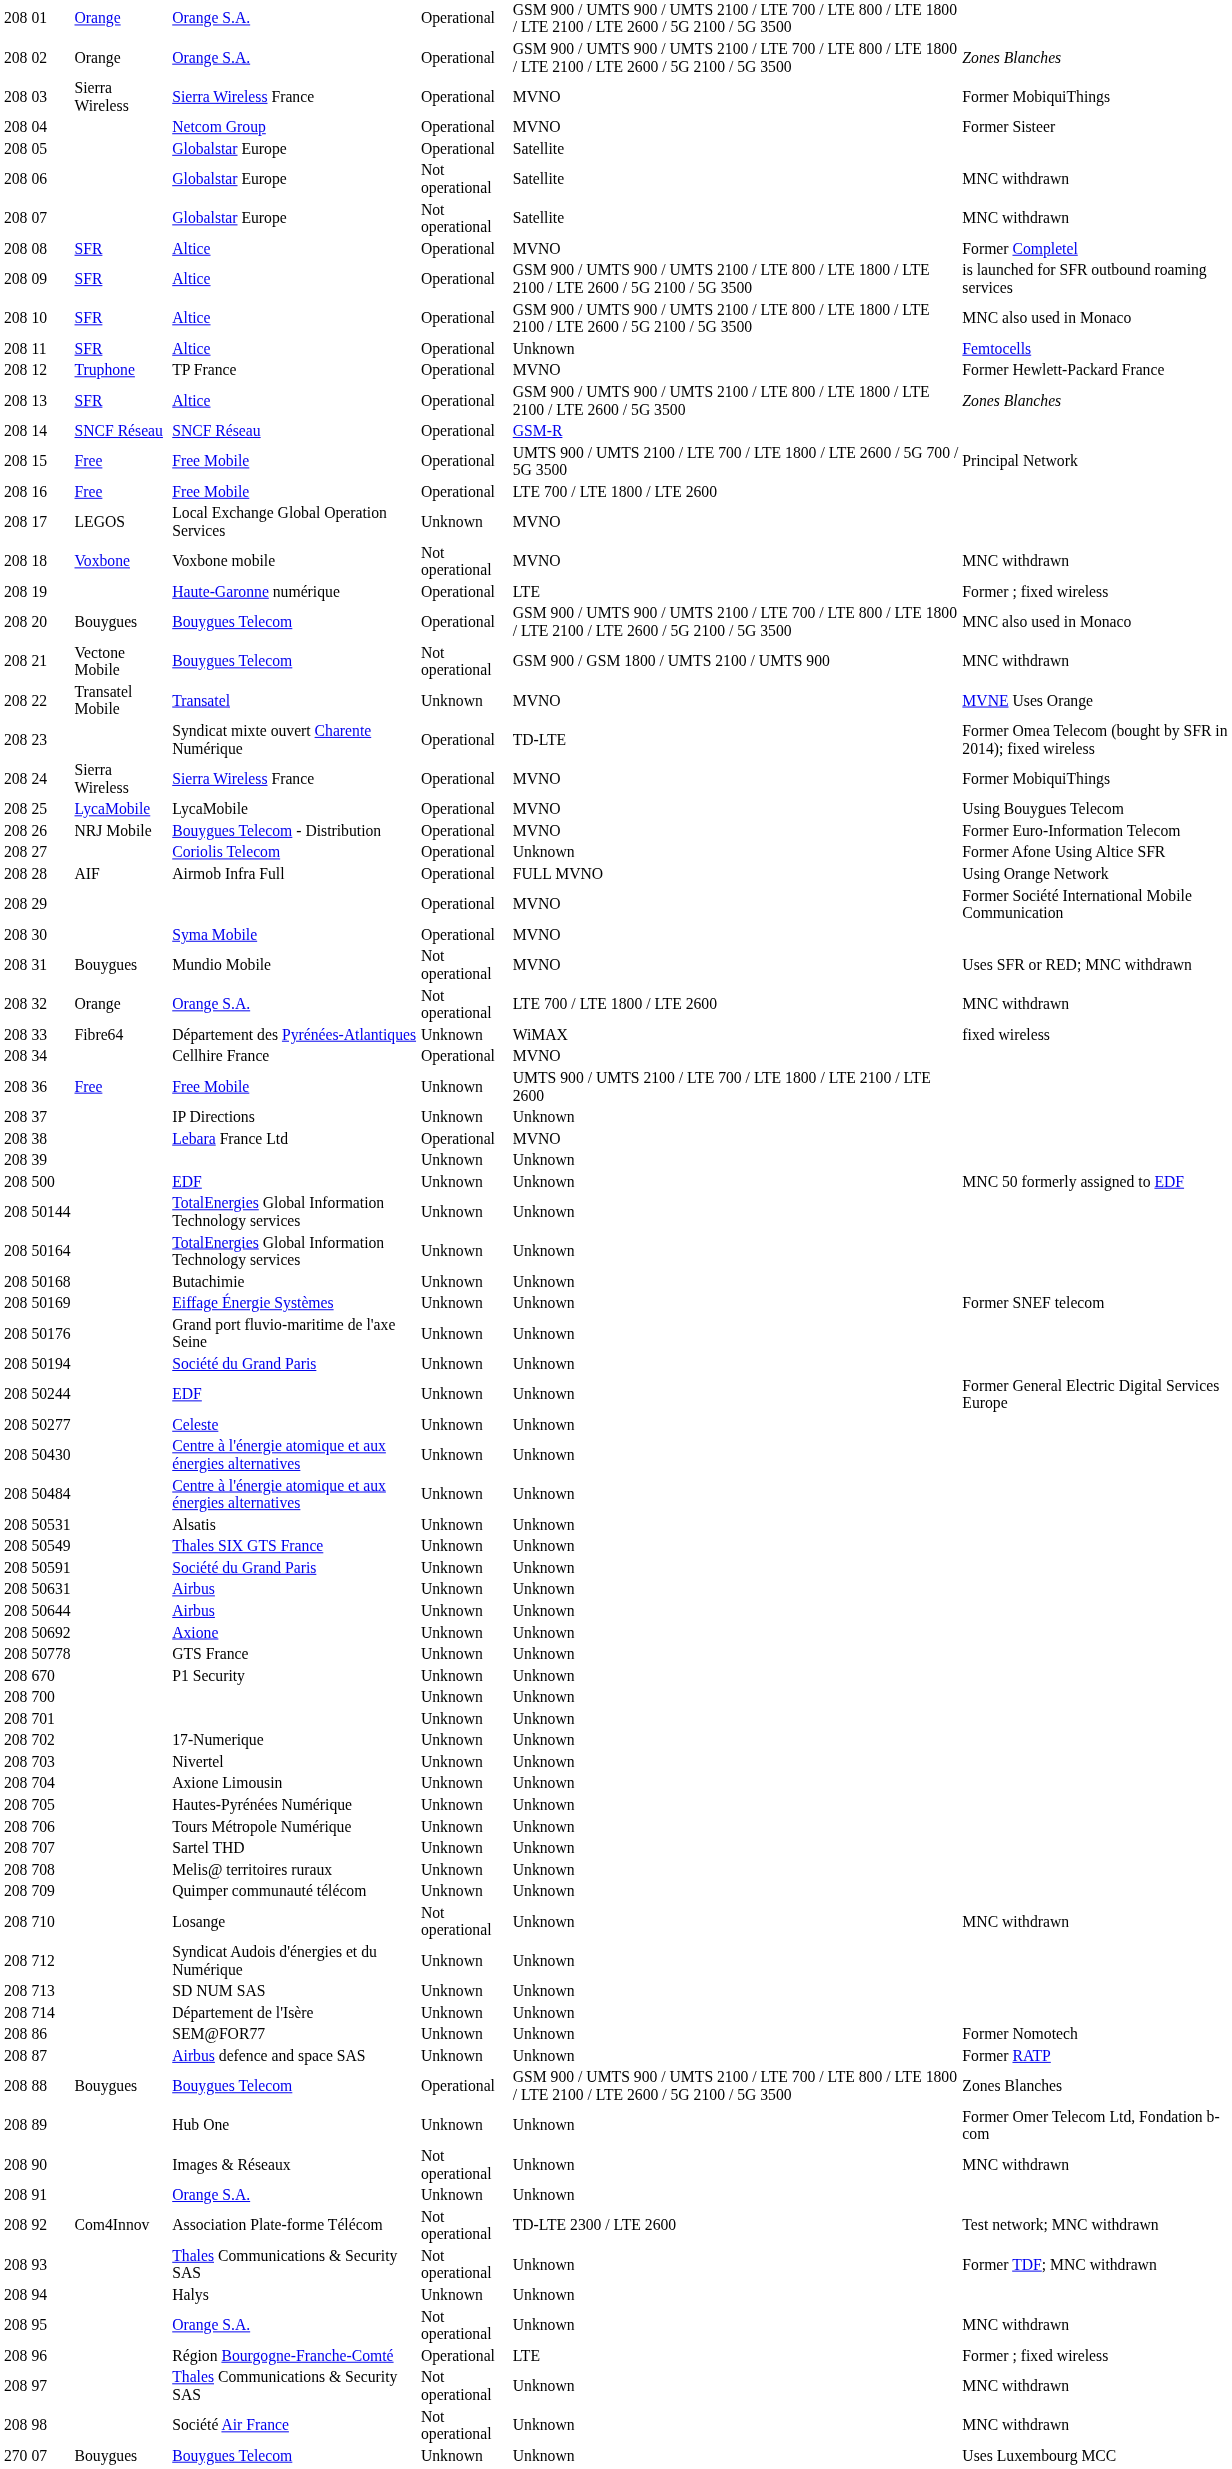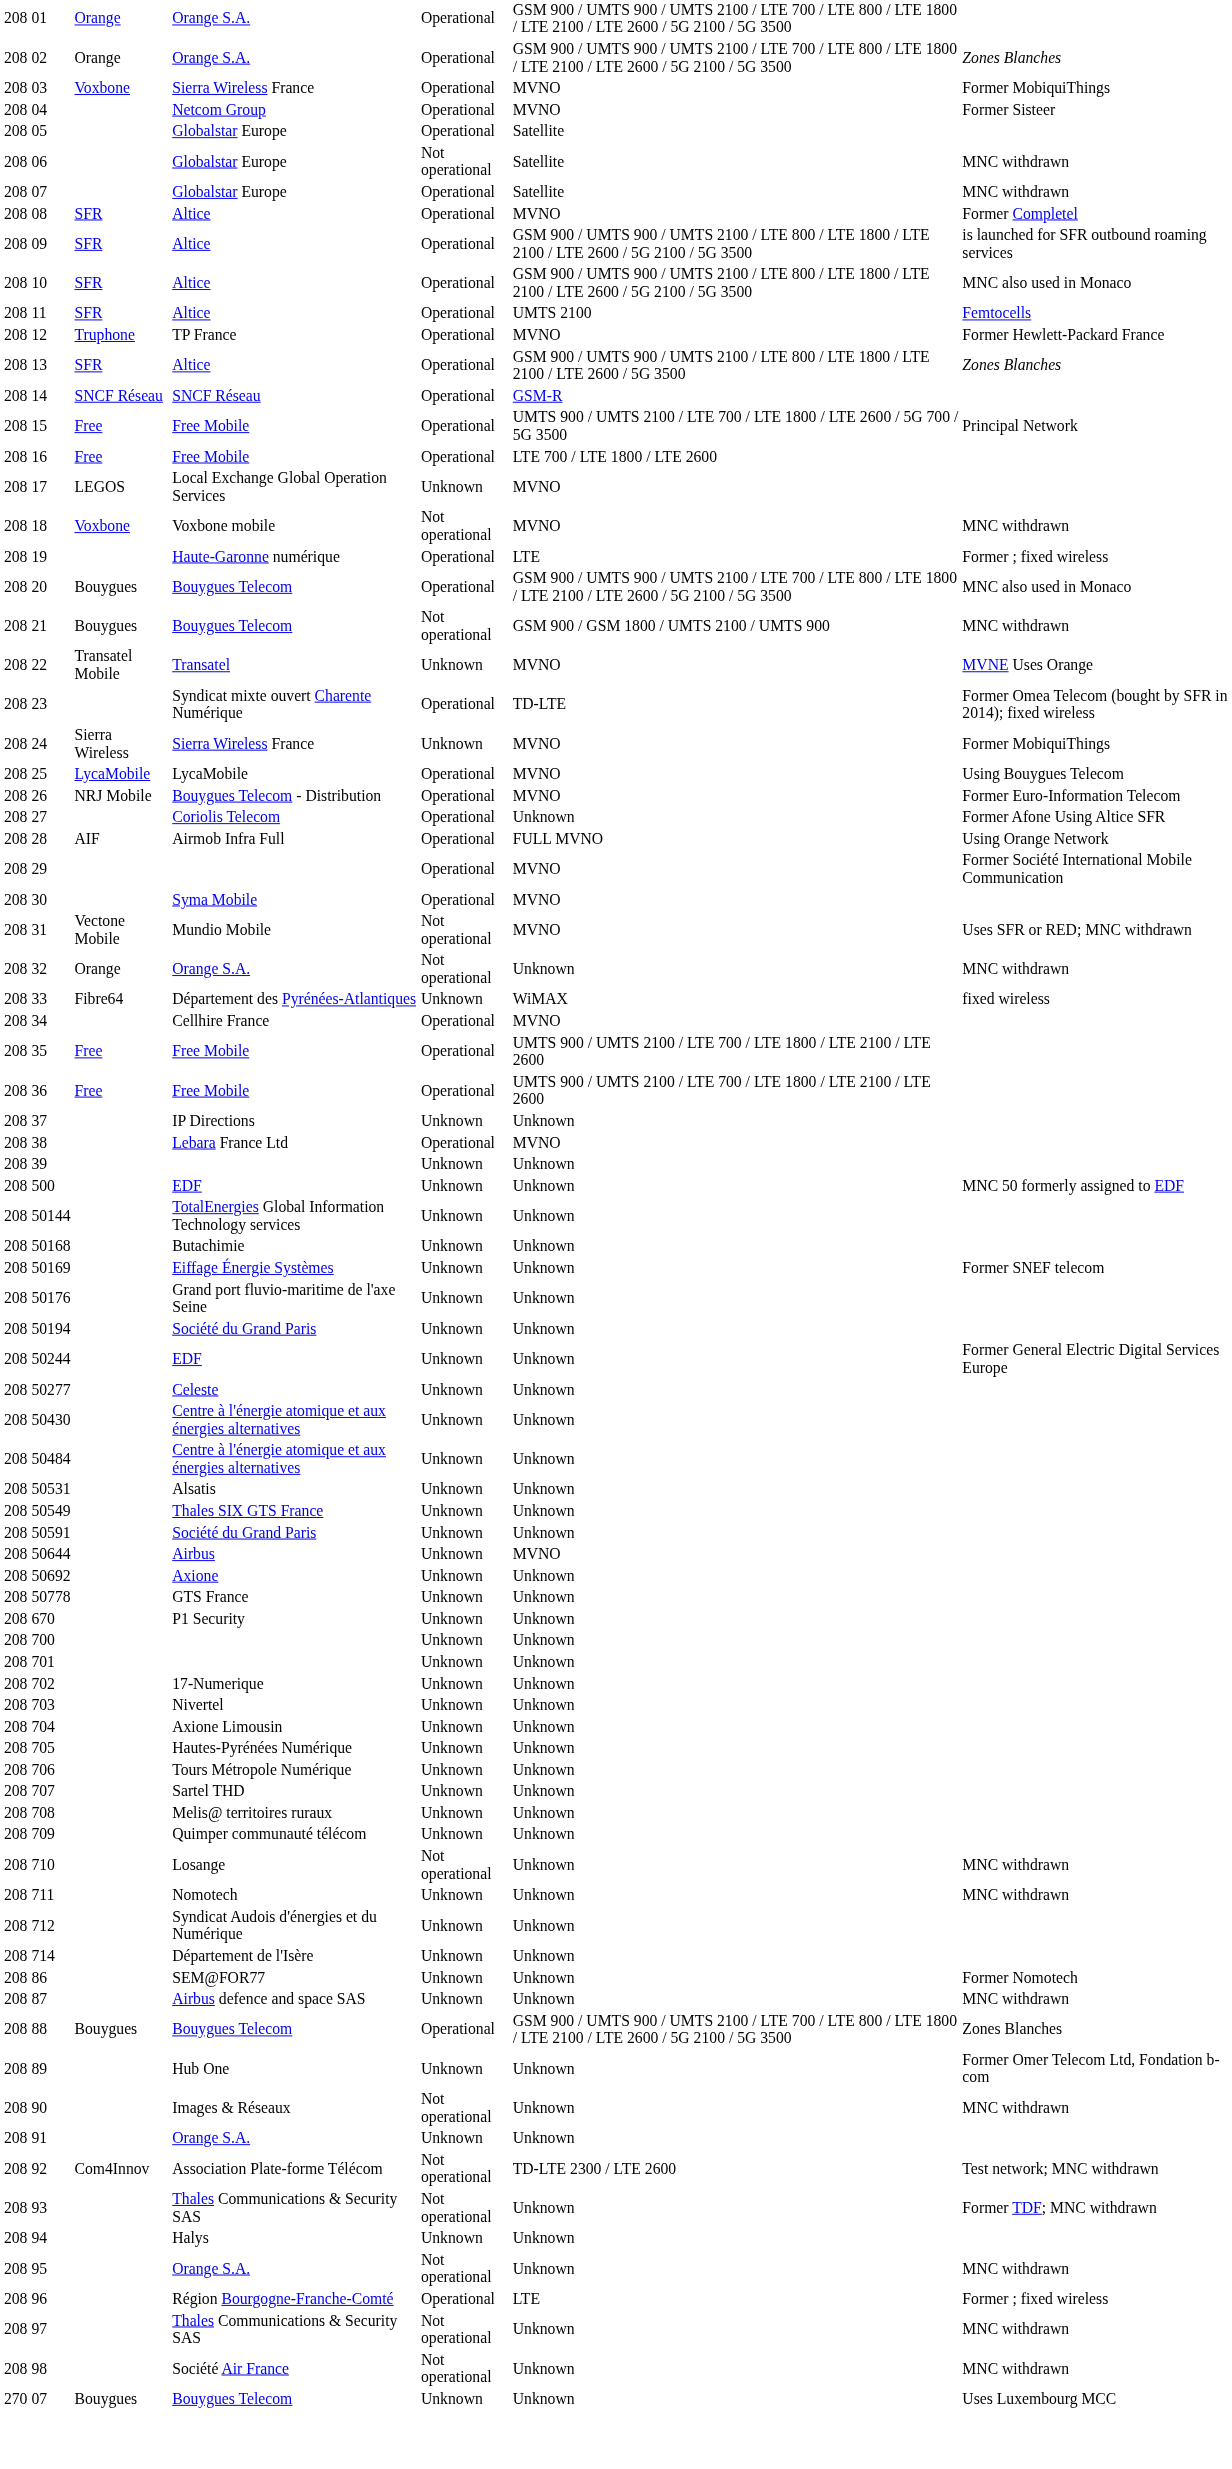(102, 96) Sierra Wireless -> (102, 88) Voxbone
(456, 218) Not operational -> (458, 192) Operational
(544, 348) Unknown -> (552, 313) UMTS 2100
(100, 661) Vectone Mobile -> (106, 626) Bouygues
(458, 779) Operational -> (452, 743) Unknown
(106, 965) Bouygues -> (100, 929) Vectone Mobile
(615, 1004) LTE 700 / LTE 1800 / LTE 2600 -> (544, 969) Unknown
+ row: (39, 1051)
(452, 1086) Unknown -> (458, 1090) Operational
- row: (51, 1251)
- row: (51, 1589)
(544, 1611) Unknown -> (537, 1554) MVNO
+ row: (43, 1895)
- row: (43, 1991)
(1007, 2056) Former RATP -> (1016, 1999) MNC withdrawn
